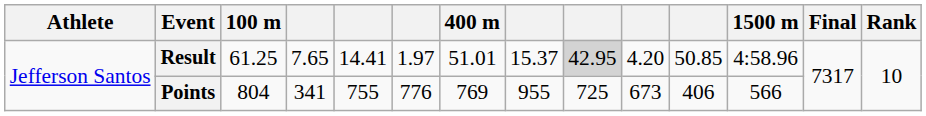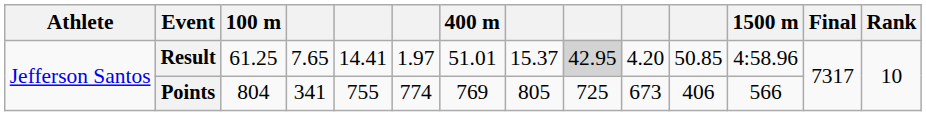(416, 93) 776 -> (416, 93) 774
(534, 93) 955 -> (534, 93) 805
